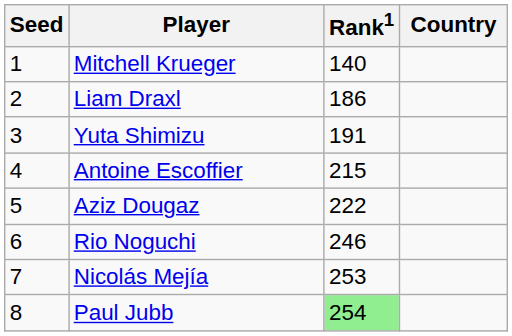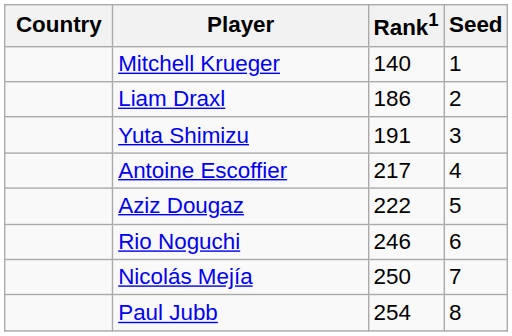columns swapped: (454, 25) <-> (37, 25)
(348, 170) 215 -> (392, 170) 217
(348, 276) 253 -> (392, 276) 250
(348, 312) lightgreen background -> (392, 312) no background
